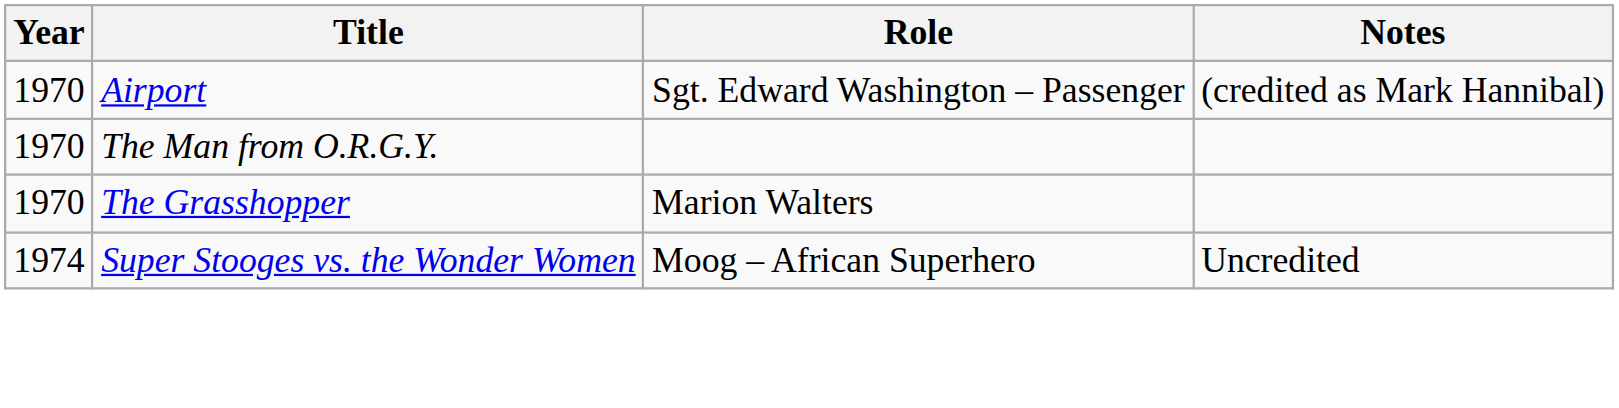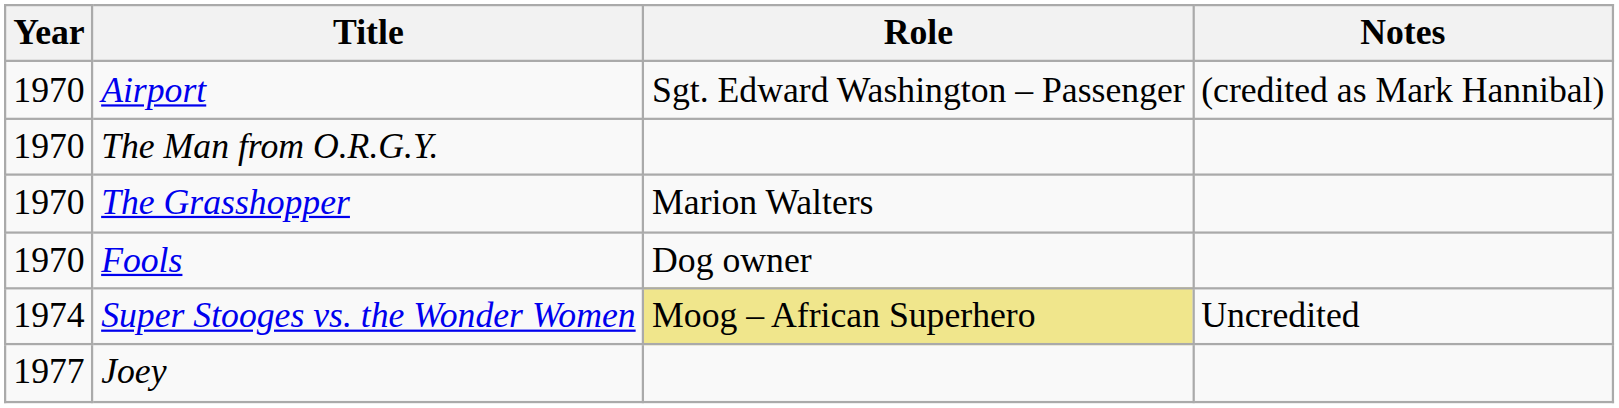+ row: (142, 259)
(844, 259) no background -> (844, 315) khaki background
+ row: (134, 372)
